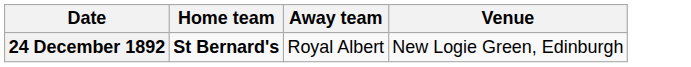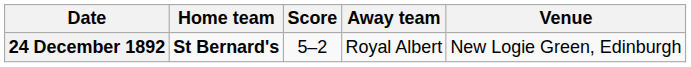+ column: (312, 18)
